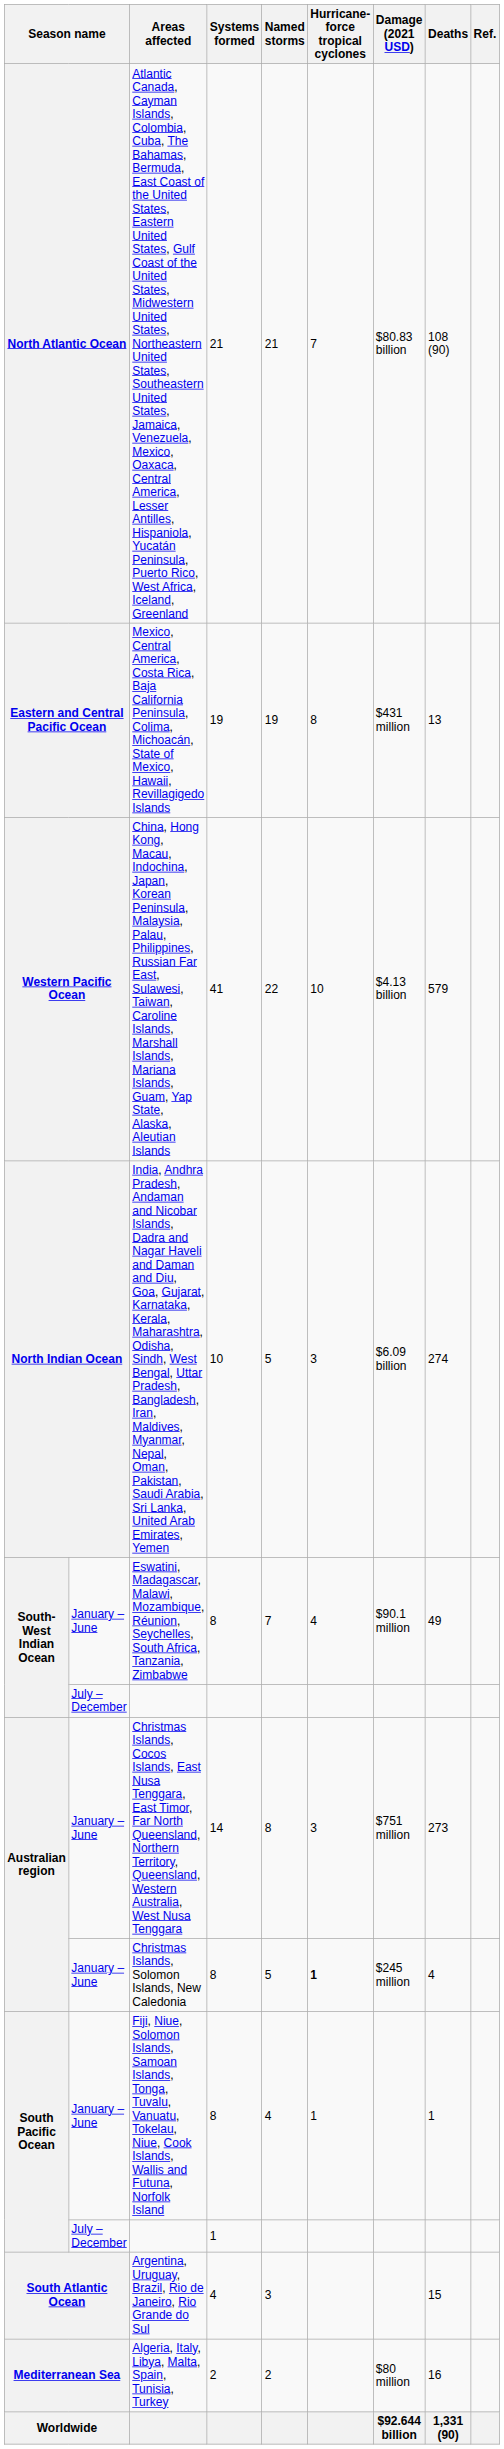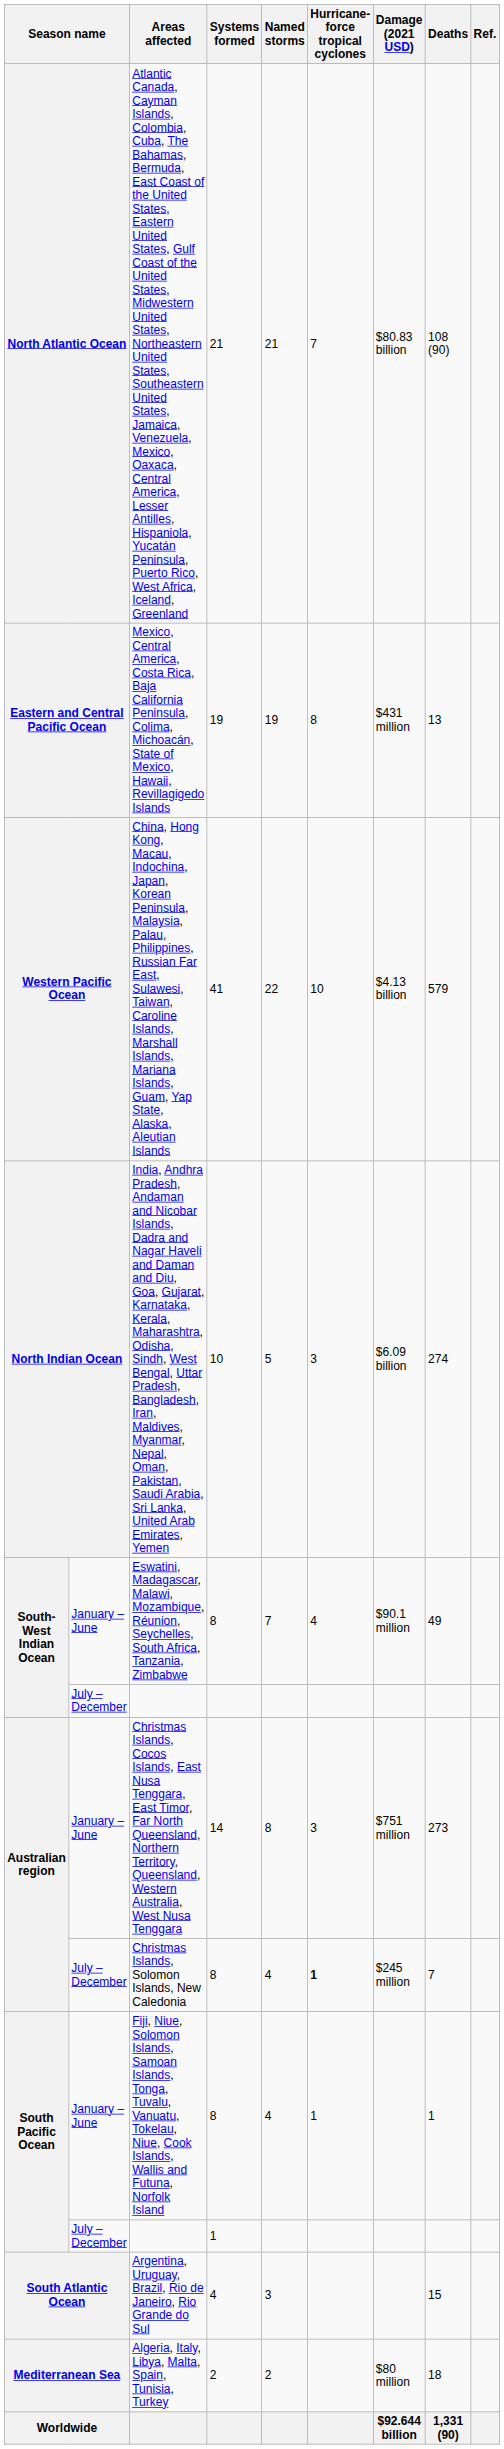(98, 1975) January – June -> (99, 1975) July – December
(268, 1975) 5 -> (268, 1975) 4
(431, 1975) 4 -> (431, 1975) 7
(435, 2375) 16 -> (435, 2375) 18
